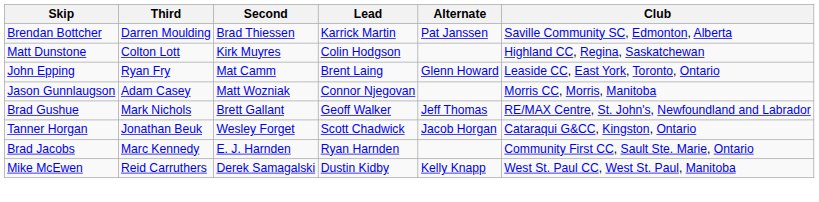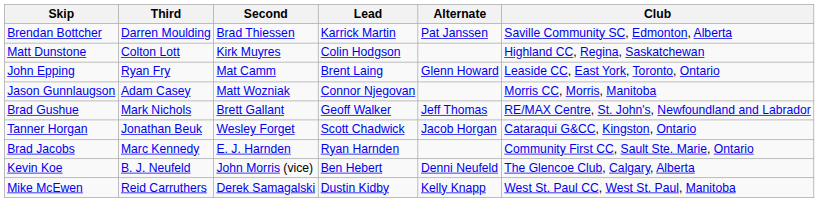+ row: (35, 168)
